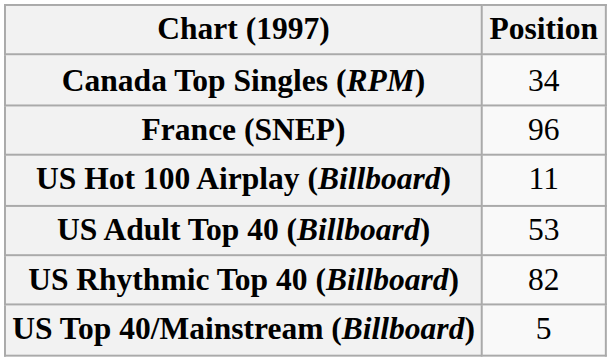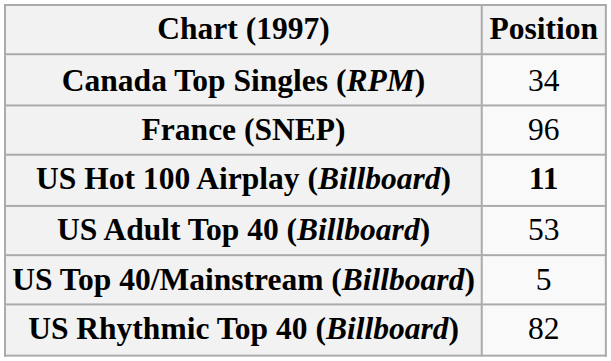(544, 179) normal -> (544, 179) bold
rows swapped: (244, 279) <-> (244, 329)
